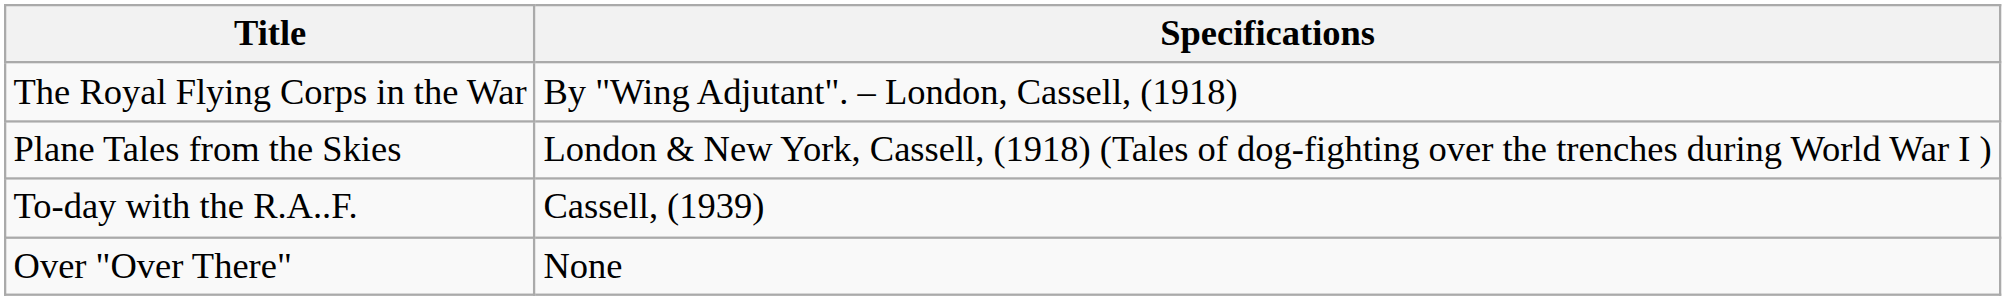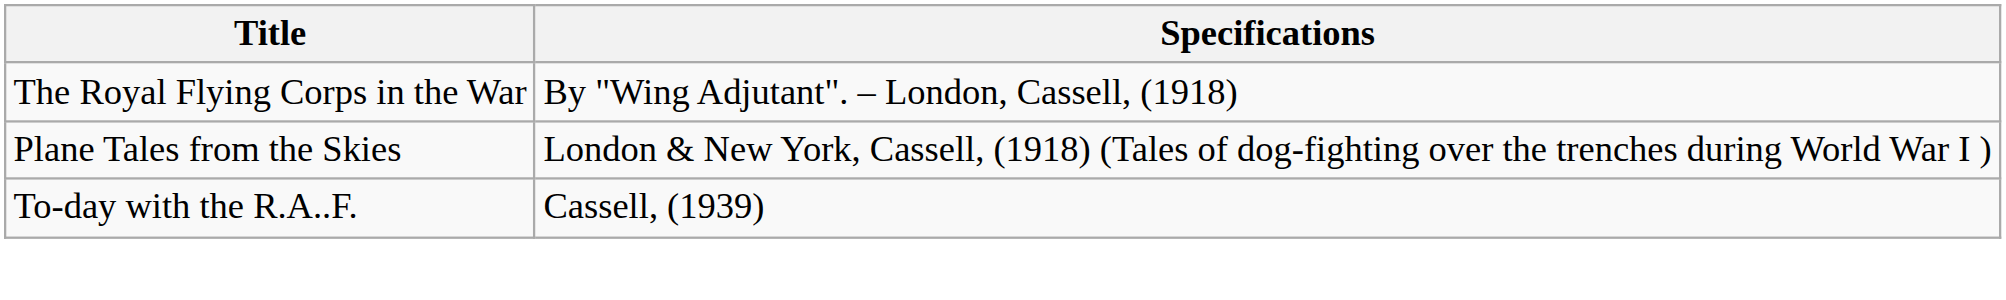- row: (153, 264)
